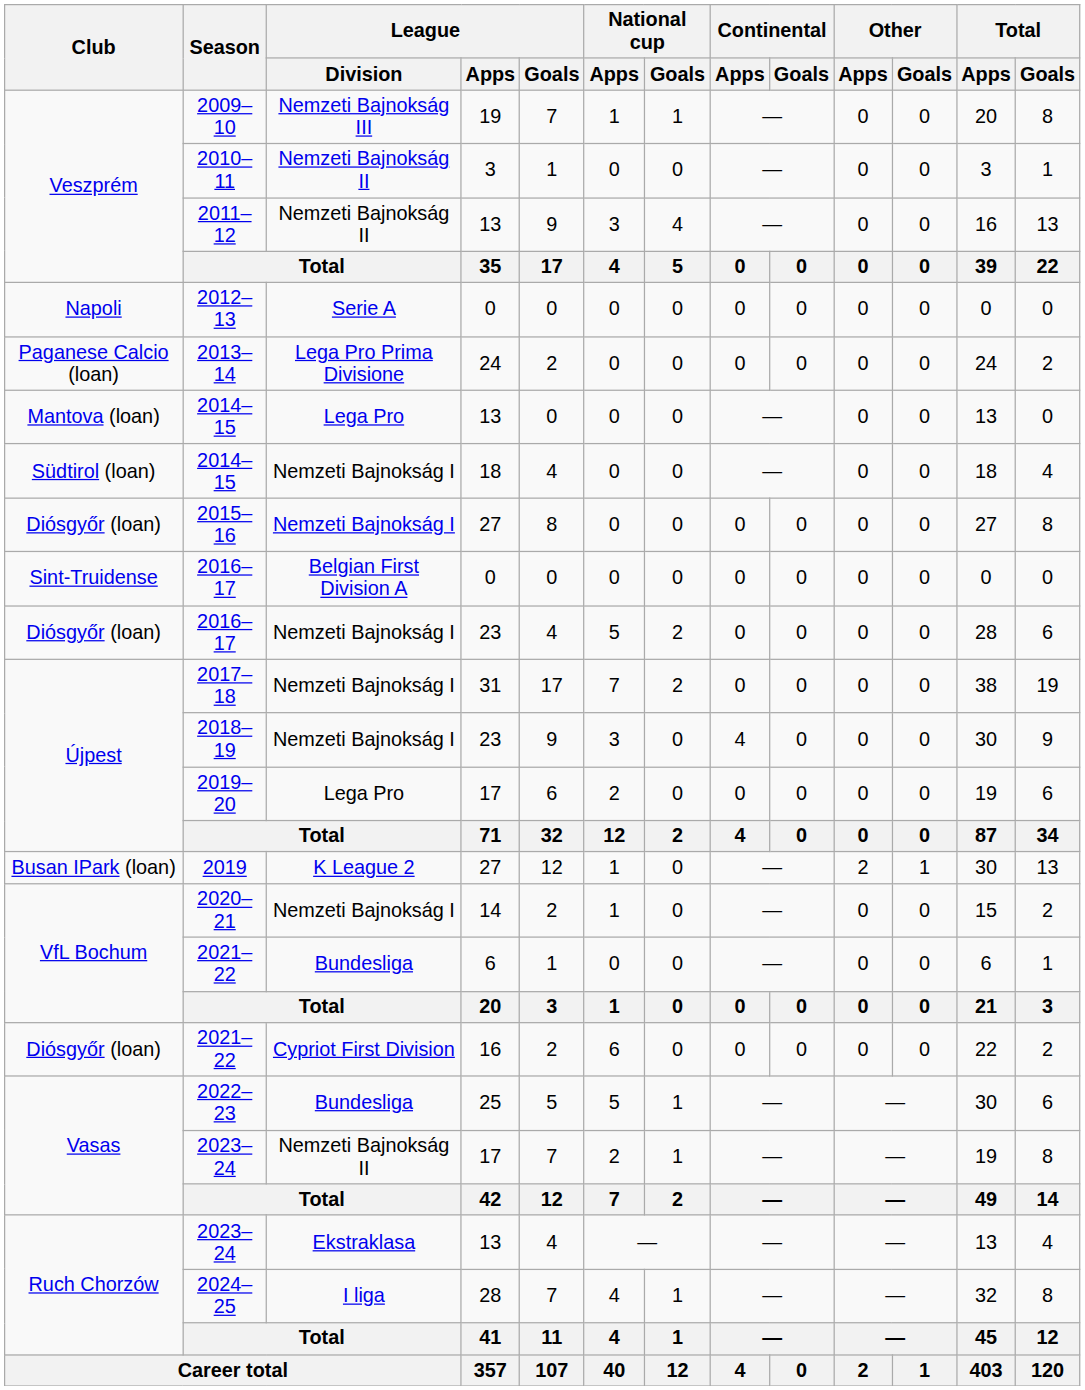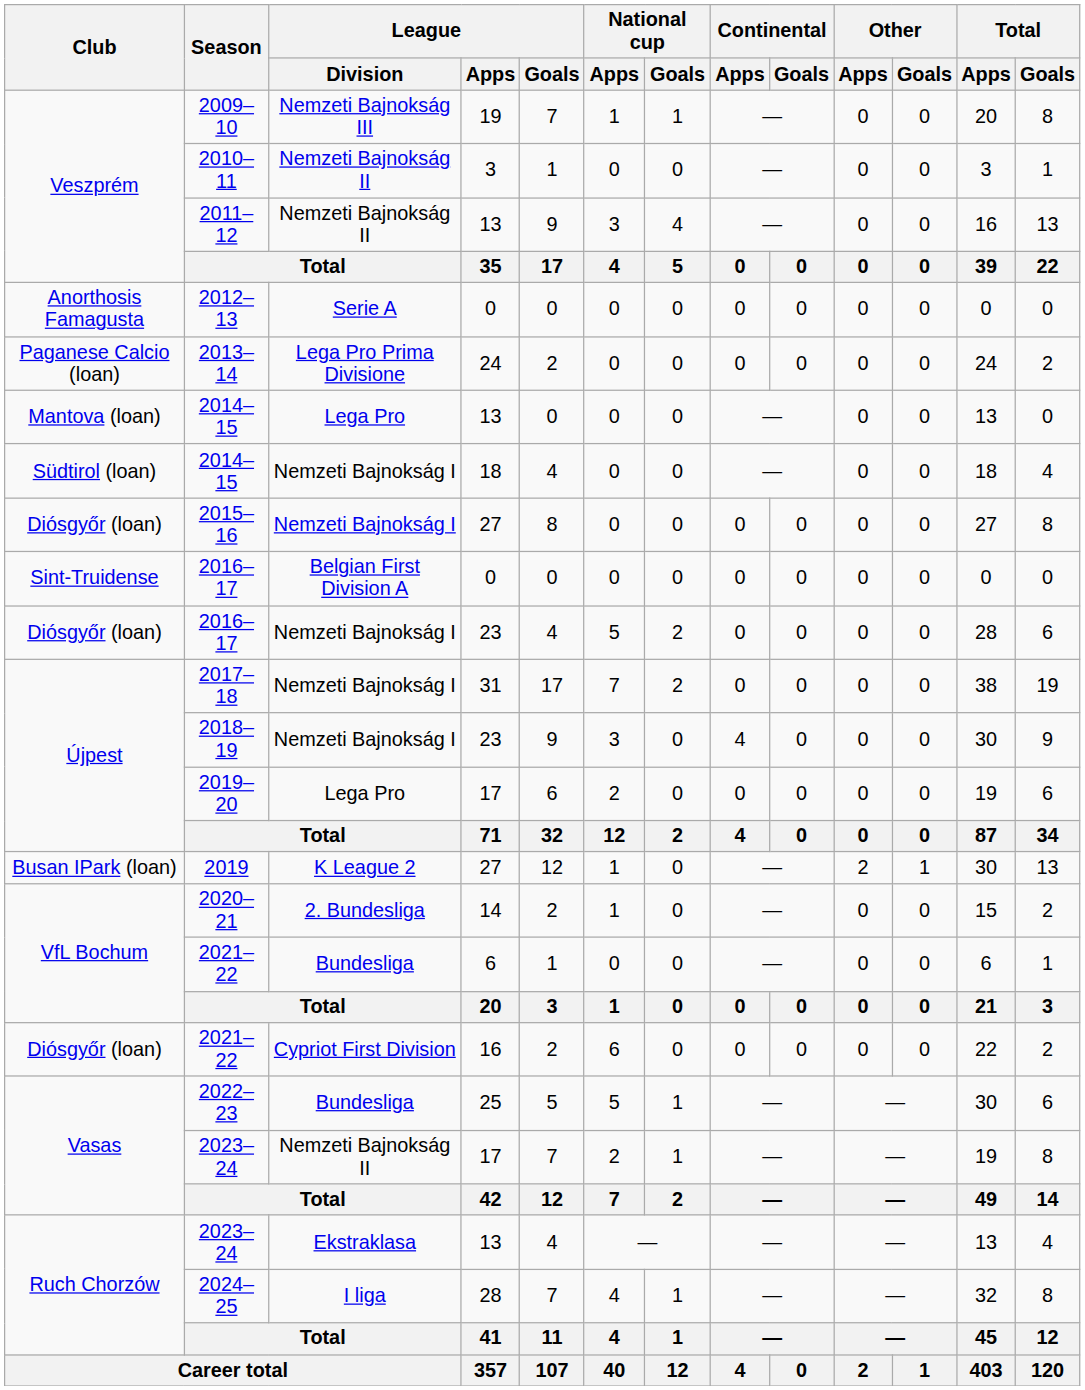(94, 309) Napoli -> (94, 309) Anorthosis Famagusta
(364, 910) Nemzeti Bajnokság I -> (365, 910) 2. Bundesliga
